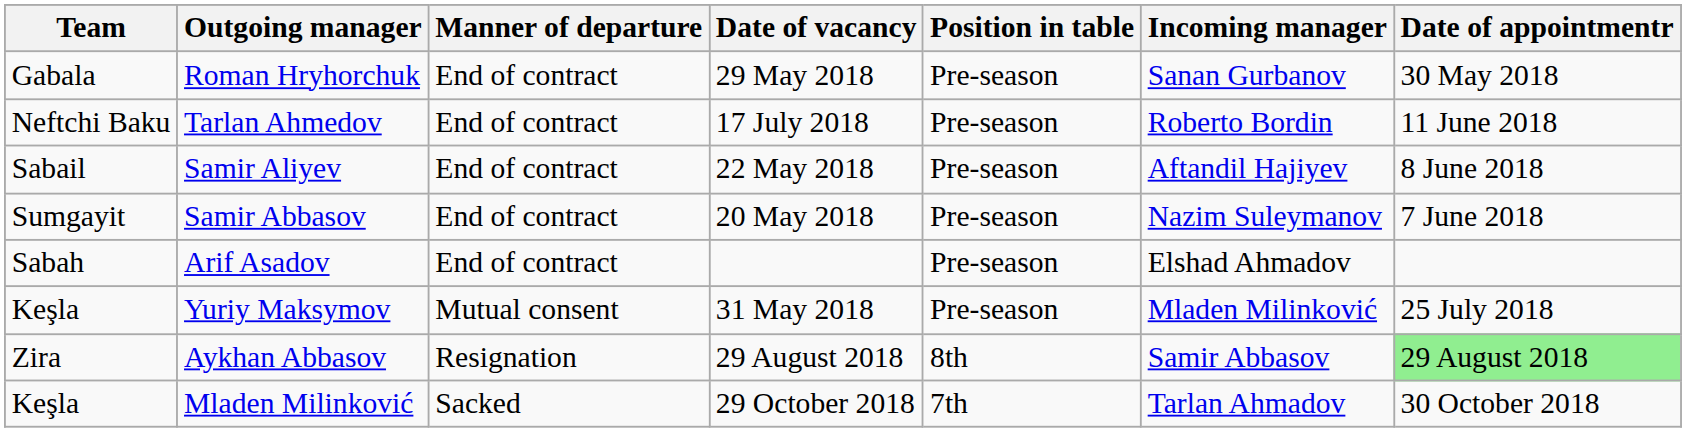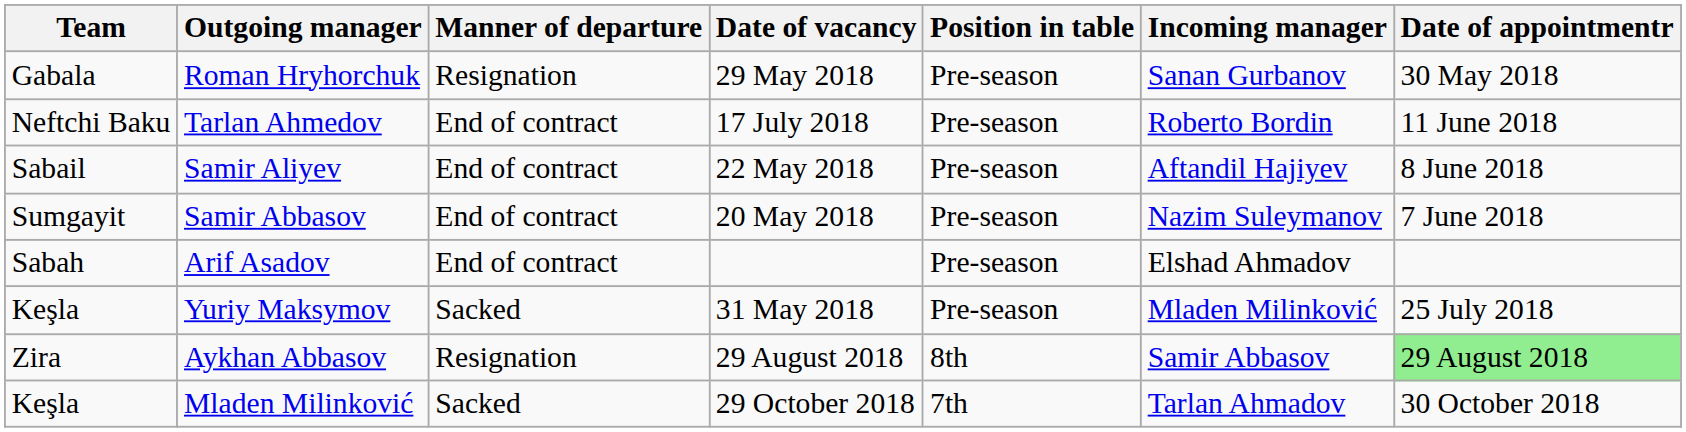(527, 74) End of contract -> (506, 74) Resignation
(527, 309) Mutual consent -> (478, 309) Sacked
